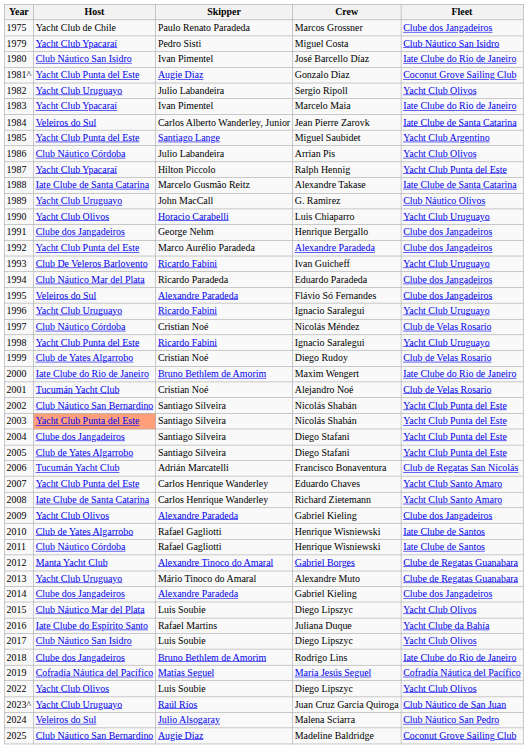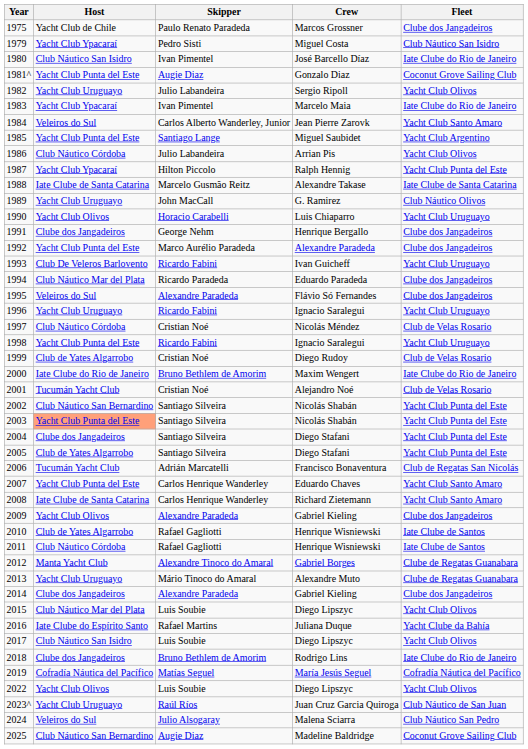(460, 122) Iate Clube de Santa Catarina -> (453, 122) Yacht Club Santo Amaro
